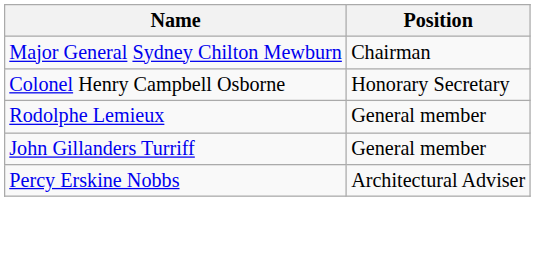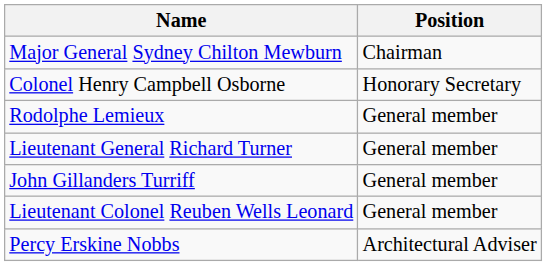+ row: (151, 148)
+ row: (181, 212)
